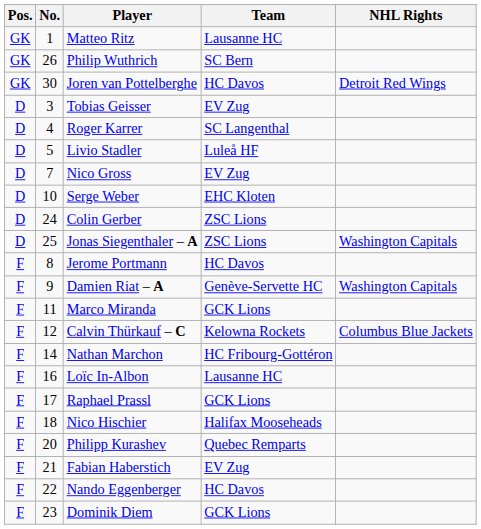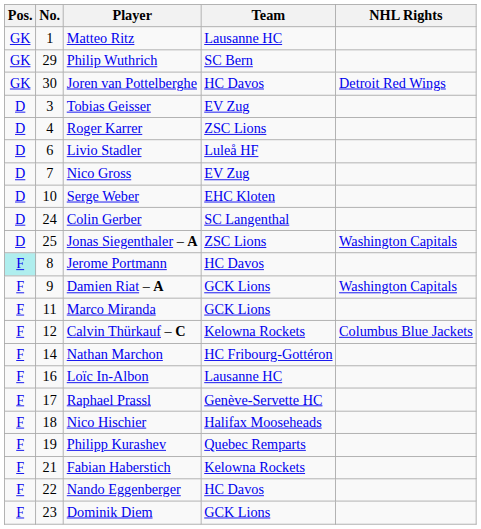(50, 60) 26 -> (50, 60) 29
(247, 128) SC Langenthal -> (235, 128) ZSC Lions
(50, 151) 5 -> (50, 151) 6
(235, 219) ZSC Lions -> (247, 219) SC Langenthal
(20, 264) no background -> (20, 264) paleturquoise background
(263, 286) Genève-Servette HC -> (237, 286) GCK Lions
(237, 399) GCK Lions -> (263, 399) Genève-Servette HC
(50, 444) 20 -> (50, 444) 19
(227, 467) EV Zug -> (255, 467) Kelowna Rockets
